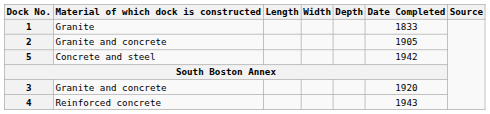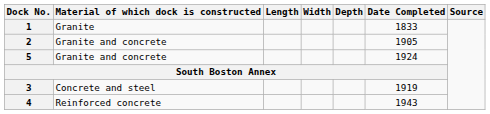(105, 57) Concrete and steel -> (111, 57) Granite and concrete
(406, 57) 1942 -> (406, 57) 1924
(111, 87) Granite and concrete -> (105, 87) Concrete and steel
(406, 87) 1920 -> (406, 87) 1919
